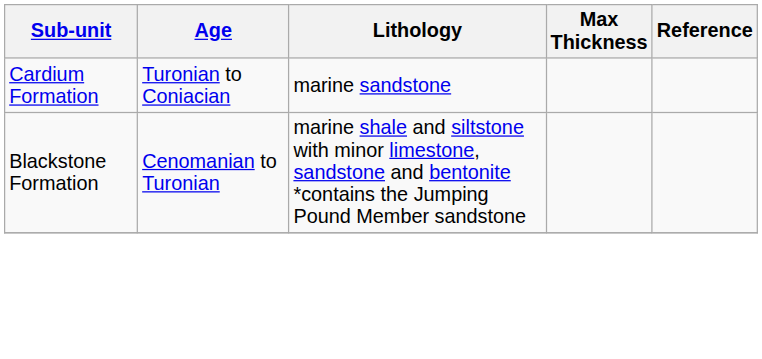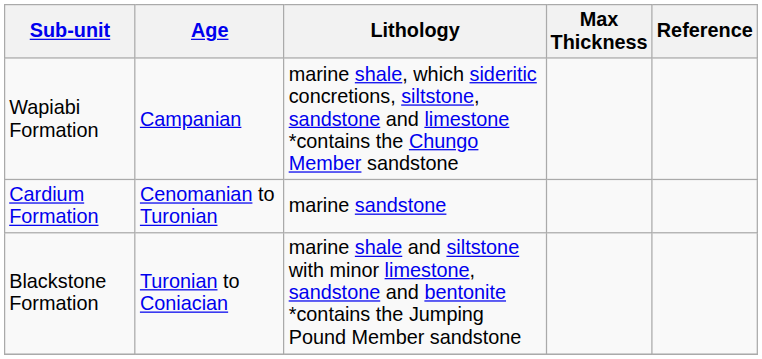+ row: (54, 118)
(192, 85) Turonian to Coniacian -> (207, 205) Cenomanian to Turonian
(209, 172) Cenomanian to Turonian -> (190, 293) Turonian to Coniacian
